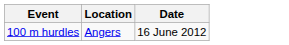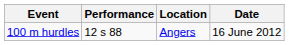+ column: (119, 14)
